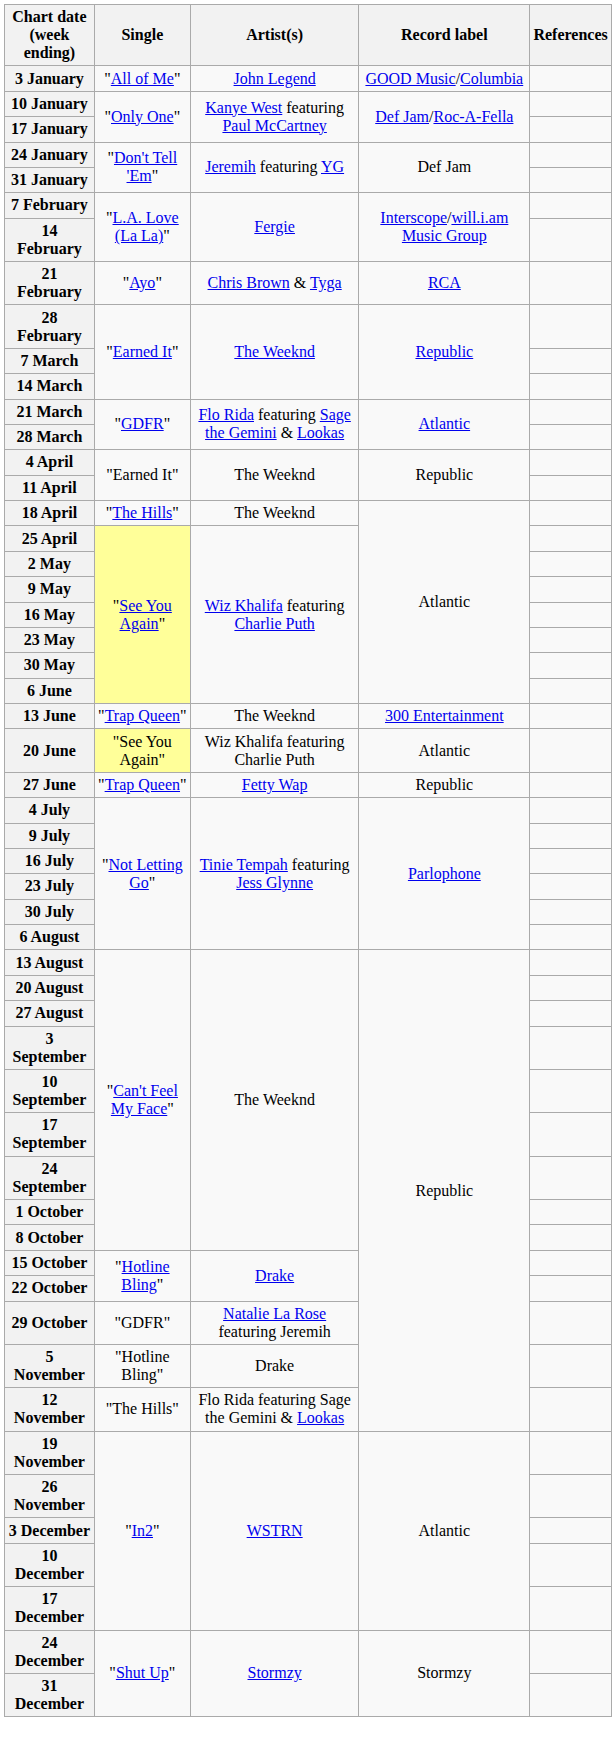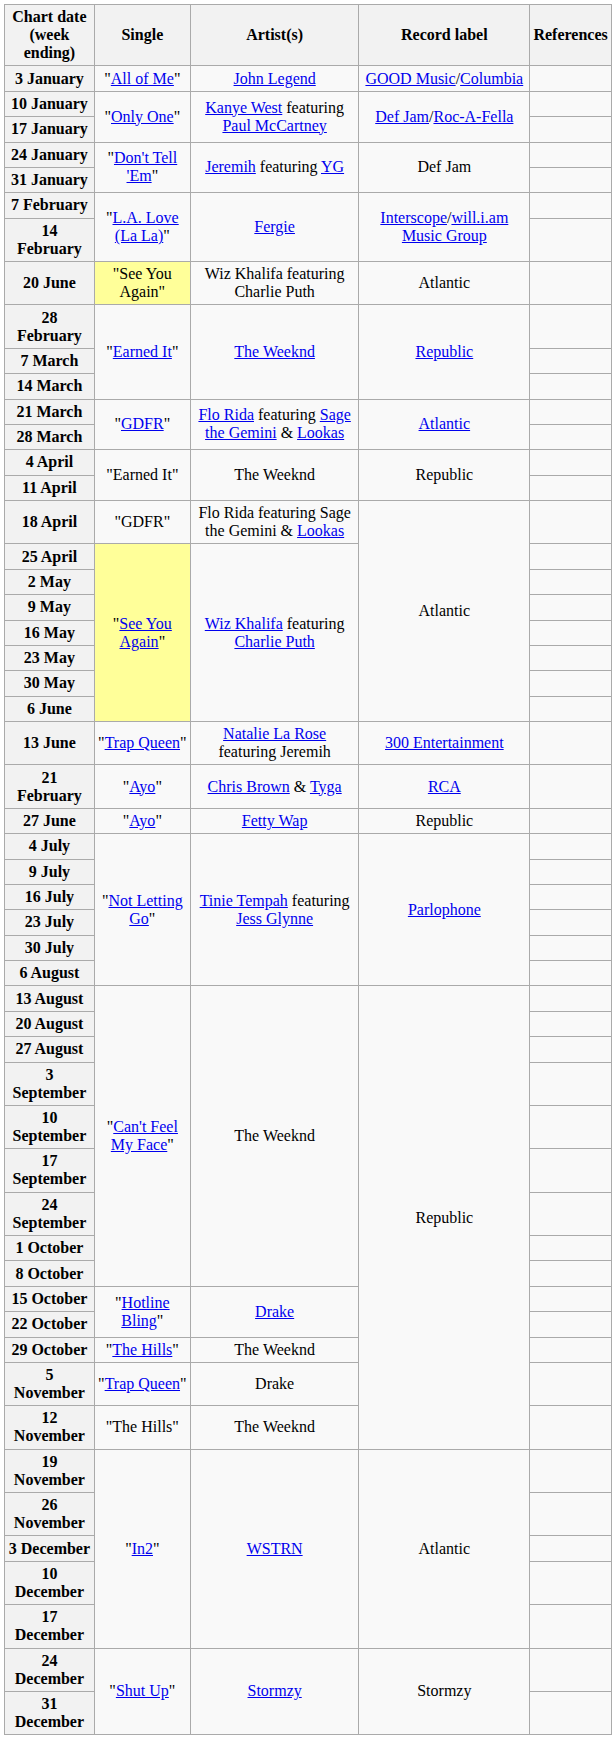rows swapped: (49, 283) <-> (49, 750)
(142, 513) "The Hills" -> (142, 522) "GDFR"
(275, 513) The Weeknd -> (275, 522) Flo Rida featuring Sage the Gemini & Lookas
(275, 716) The Weeknd -> (275, 743) Natalie La Rose featuring Jeremih
(142, 784) "Trap Queen" -> (142, 820) "Ayo"
(142, 1322) "GDFR" -> (142, 1349) "The Hills"
(275, 1322) Natalie La Rose featuring Jeremih -> (275, 1349) The Weeknd
(142, 1366) "Hotline Bling" -> (142, 1384) "Trap Queen"
(275, 1409) Flo Rida featuring Sage the Gemini & Lookas -> (275, 1427) The Weeknd
